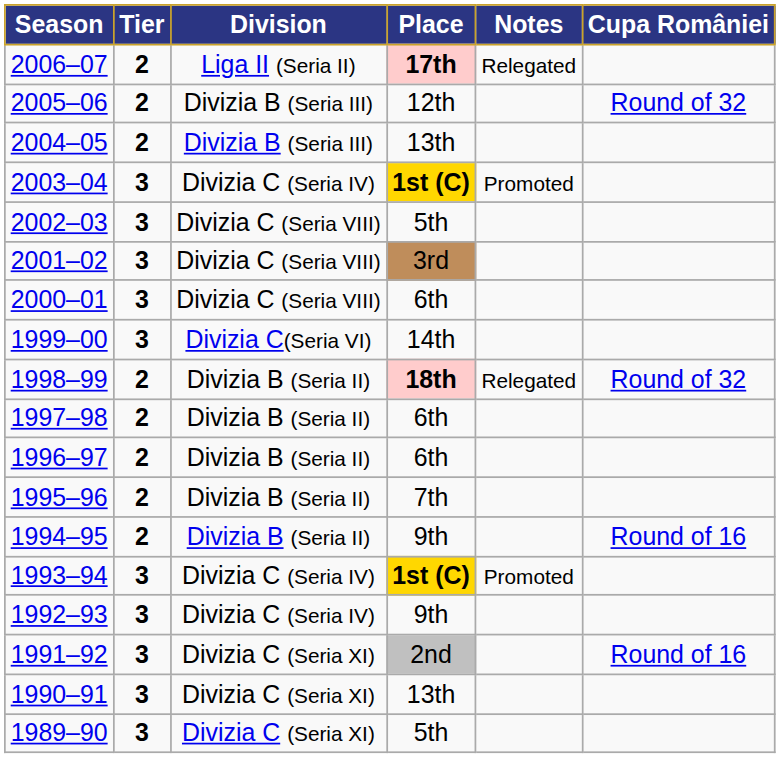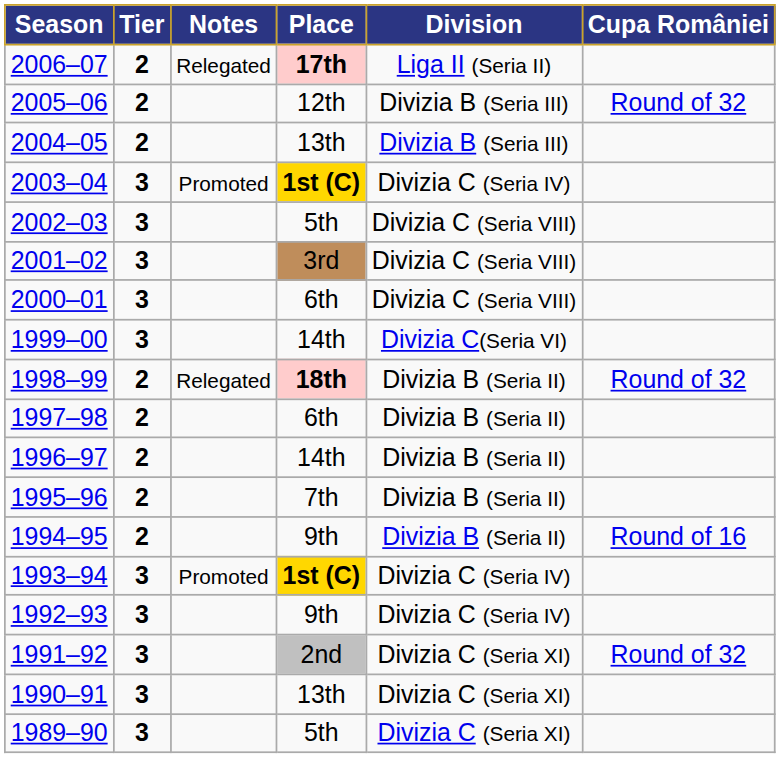columns swapped: (278, 25) <-> (529, 25)
(431, 458) 6th -> (321, 458) 14th
(678, 655) Round of 16 -> (678, 655) Round of 32
